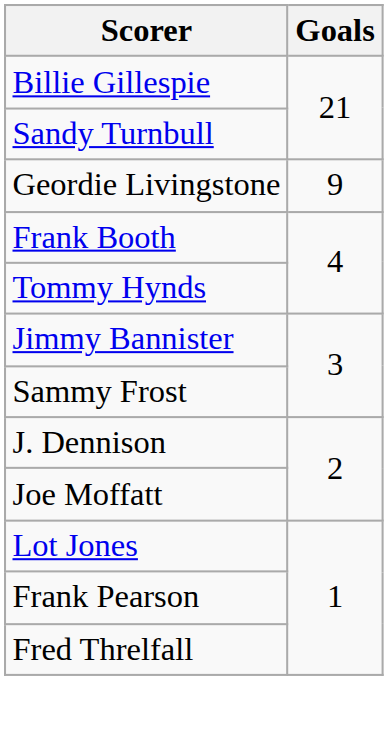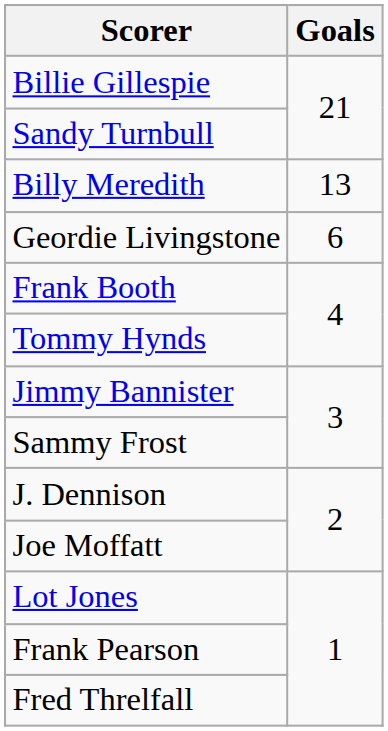+ row: (109, 184)
(335, 184) 9 -> (335, 236) 6
